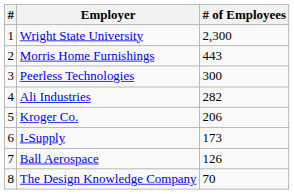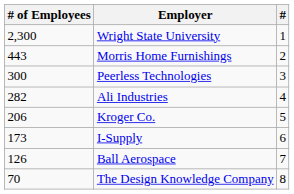columns swapped: (11, 14) <-> (244, 14)
